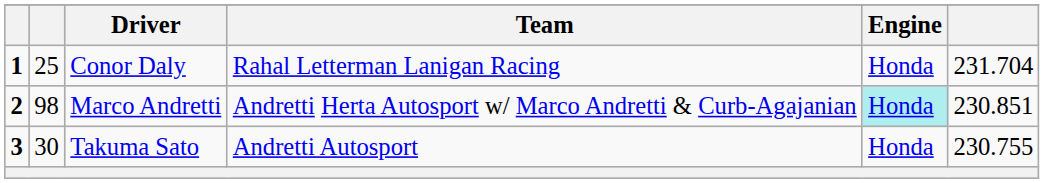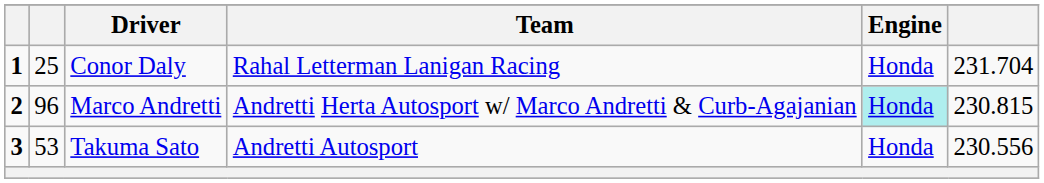(47, 106) 98 -> (47, 106) 96
(993, 106) 230.851 -> (993, 106) 230.815
(47, 146) 30 -> (47, 146) 53
(993, 146) 230.755 -> (993, 146) 230.556
